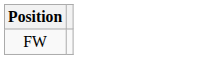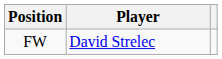+ column: (138, 16)
